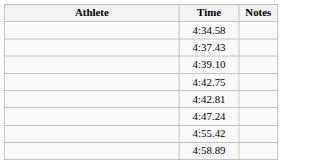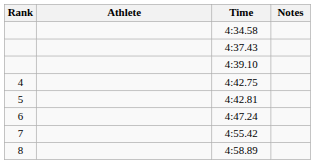+ column: (20, 13)
